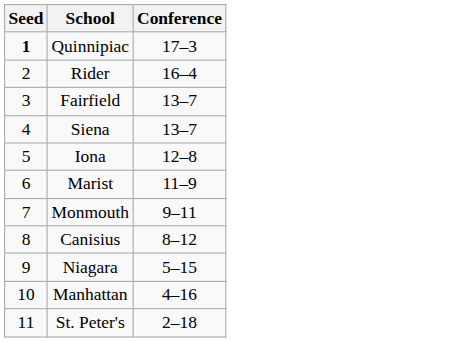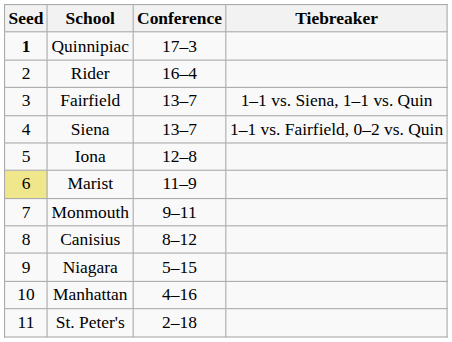+ column: (337, 18)
(26, 184) no background -> (26, 184) khaki background
